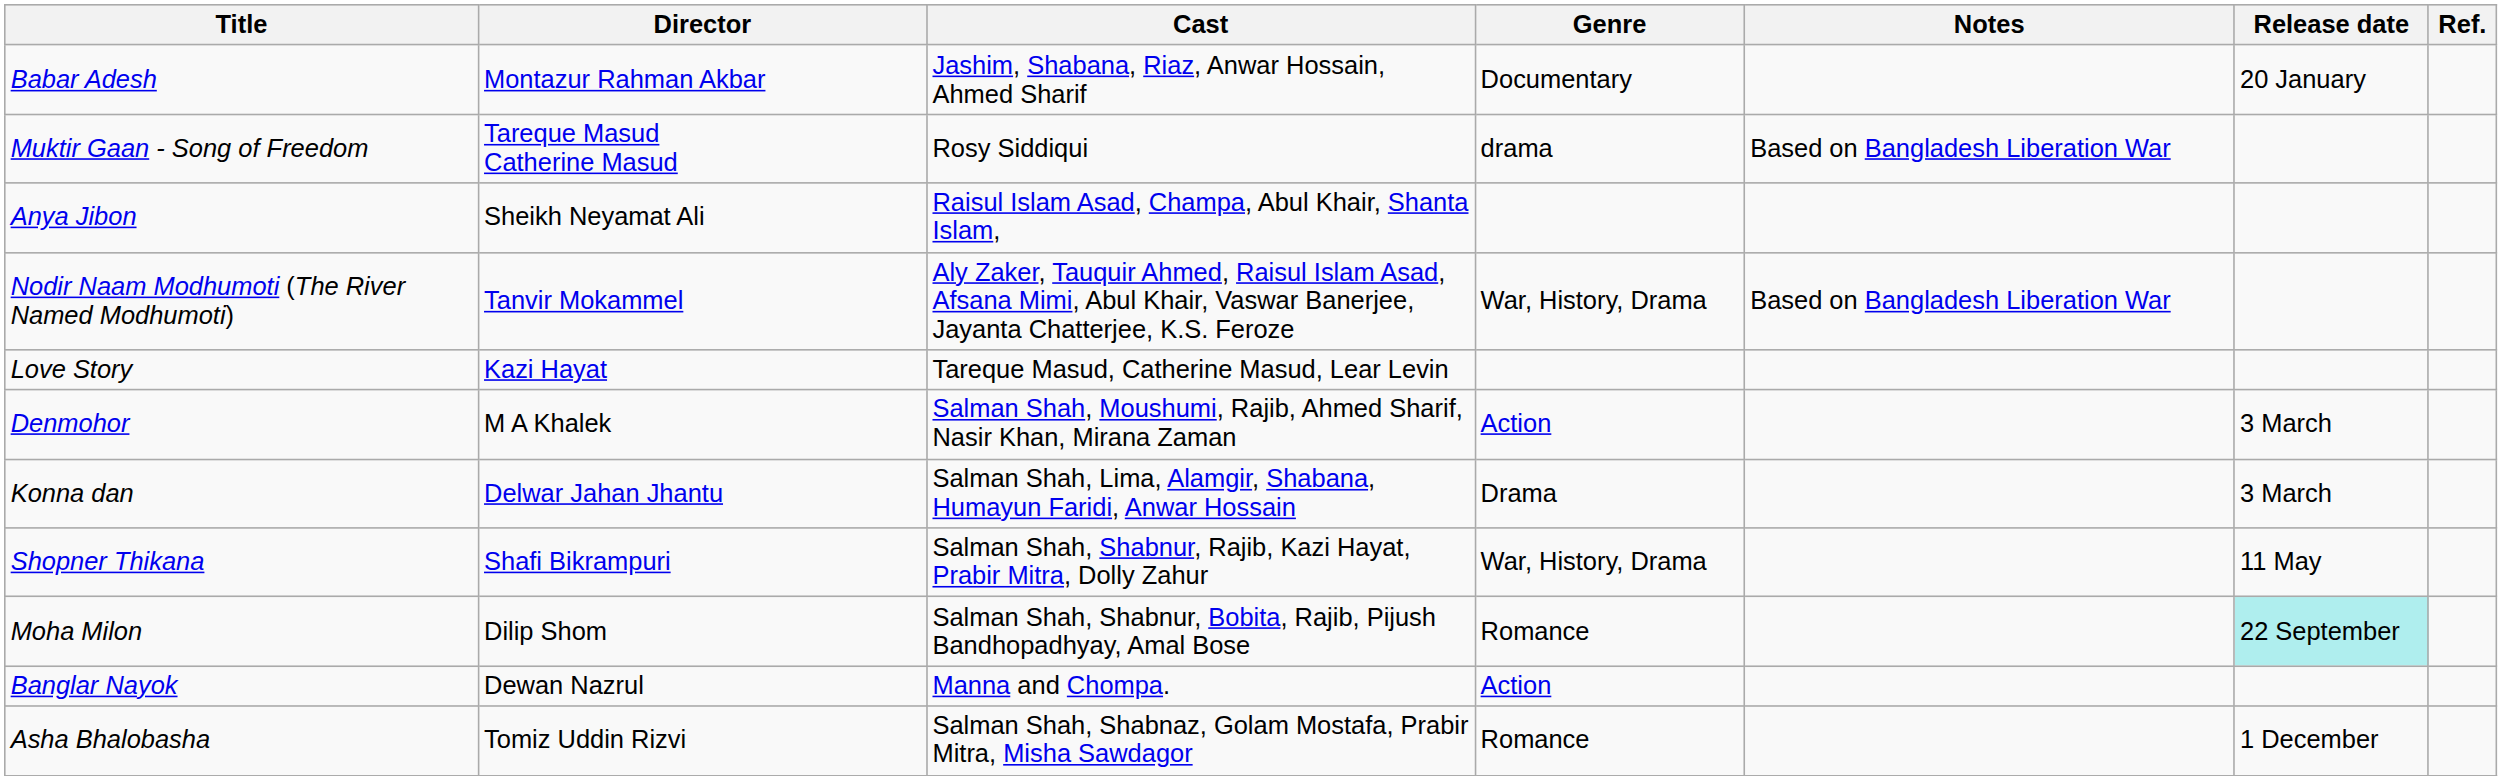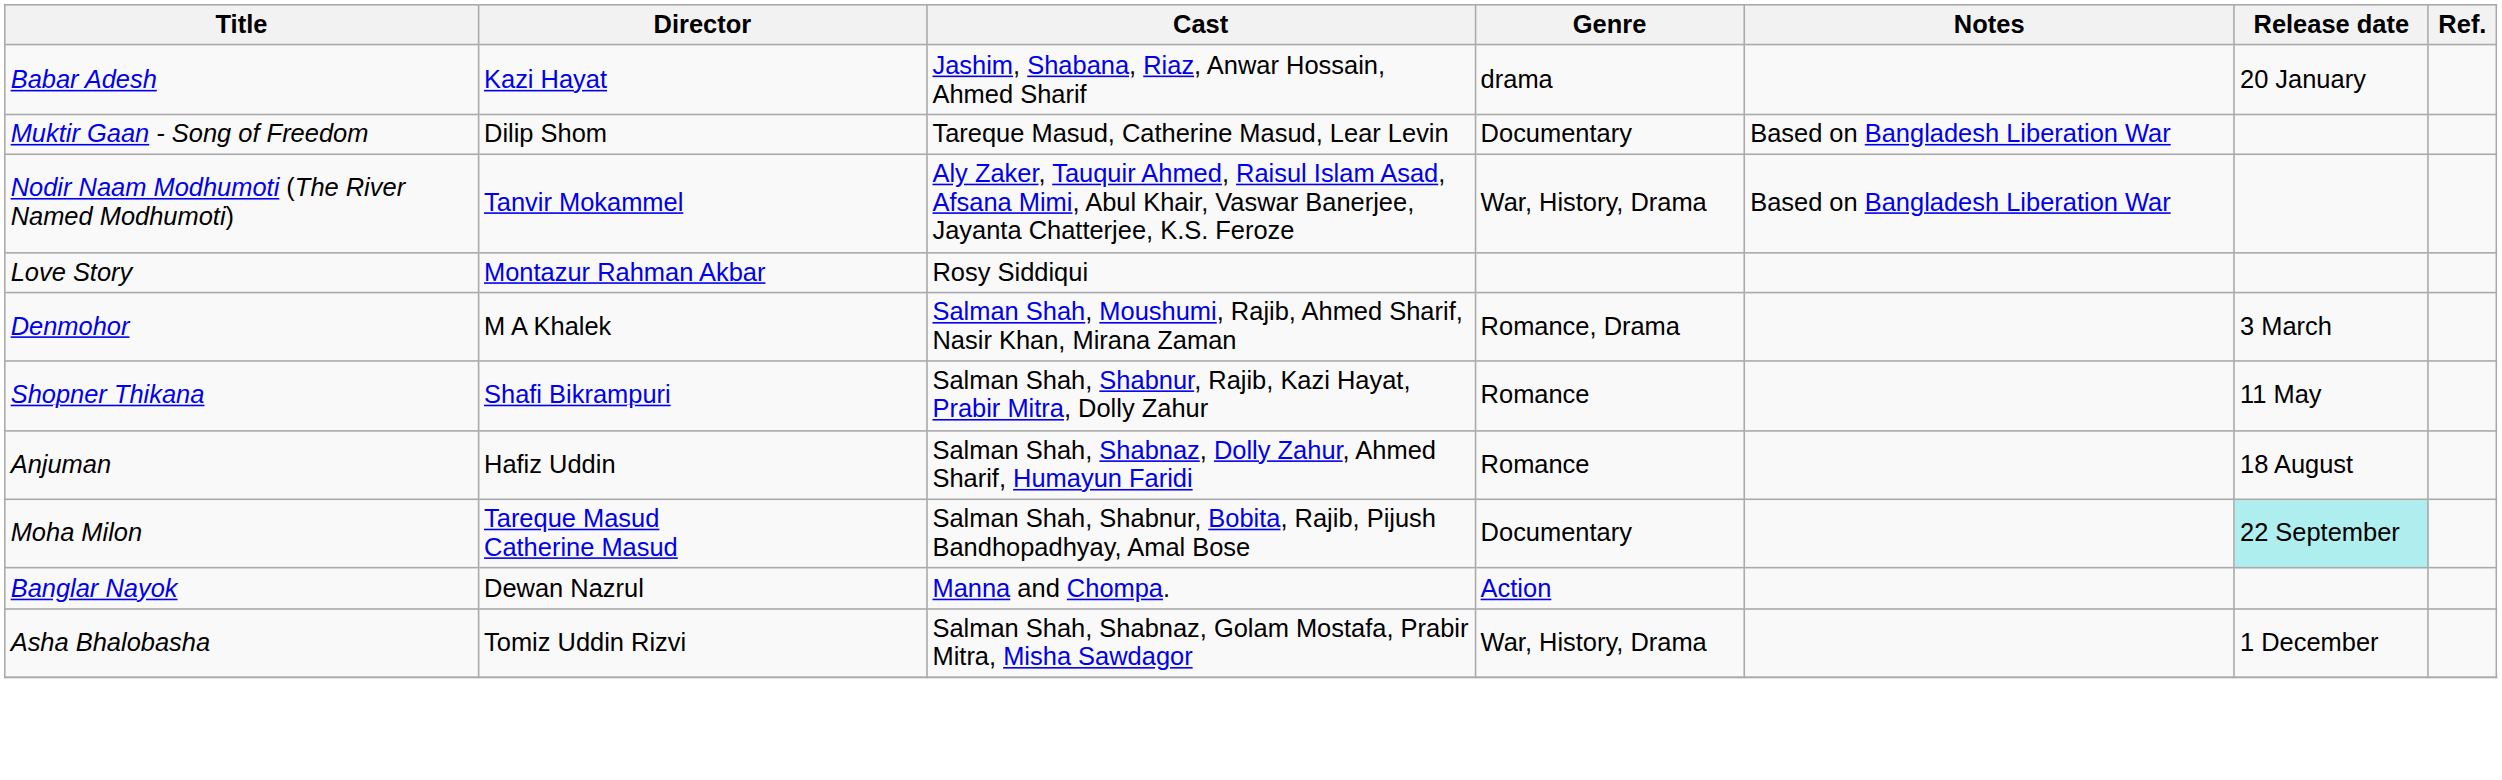(625, 79) Montazur Rahman Akbar -> (546, 79) Kazi Hayat
(1556, 79) Documentary -> (1517, 79) drama
(581, 148) Tareque Masud Catherine Masud -> (546, 133) Dilip Shom
(1010, 148) Rosy Siddiqui -> (1191, 133) Tareque Masud, Catherine Masud, Lear Levin
(1517, 148) drama -> (1556, 133) Documentary
- row: (74, 217)
(546, 369) Kazi Hayat -> (625, 271) Montazur Rahman Akbar
(1191, 369) Tareque Masud, Catherine Masud, Lear Levin -> (1010, 271) Rosy Siddiqui
(1516, 424) Action -> (1580, 326) Romance, Drama
- row: (72, 493)
(1594, 562) War, History, Drama -> (1535, 395) Romance
+ row: (61, 464)
(546, 631) Dilip Shom -> (581, 533) Tareque Masud Catherine Masud
(1535, 631) Romance -> (1556, 533) Documentary
(1535, 740) Romance -> (1594, 642) War, History, Drama
